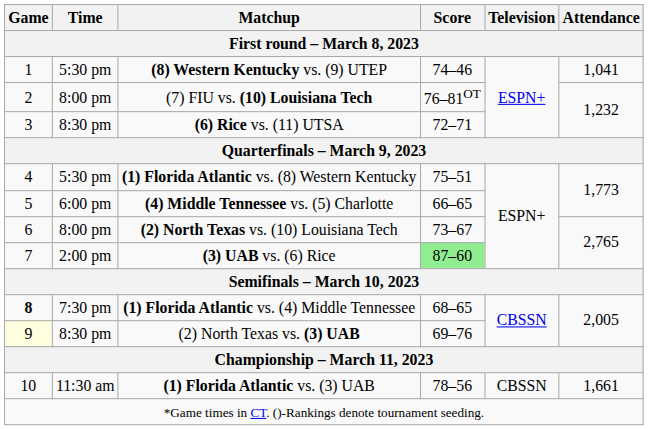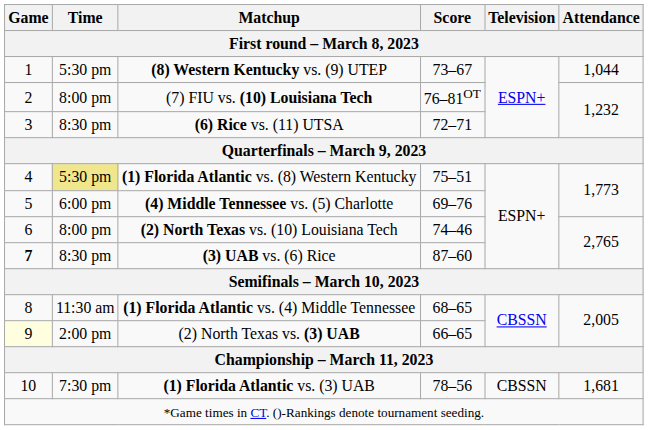(452, 69) 74–46 -> (452, 69) 73–67
(601, 69) 1,041 -> (601, 69) 1,044
(85, 177) no background -> (85, 177) khaki background
(452, 203) 66–65 -> (452, 203) 69–76
(452, 229) 73–67 -> (452, 229) 74–46
(28, 255) normal -> (28, 255) bold
(85, 255) 2:00 pm -> (85, 255) 8:30 pm
(452, 255) lightgreen background -> (452, 255) no background
(28, 307) bold -> (28, 307) normal
(85, 307) 7:30 pm -> (85, 307) 11:30 am
(85, 333) 8:30 pm -> (85, 333) 2:00 pm
(452, 333) 69–76 -> (452, 333) 66–65
(85, 385) 11:30 am -> (85, 385) 7:30 pm
(601, 385) 1,661 -> (601, 385) 1,681
